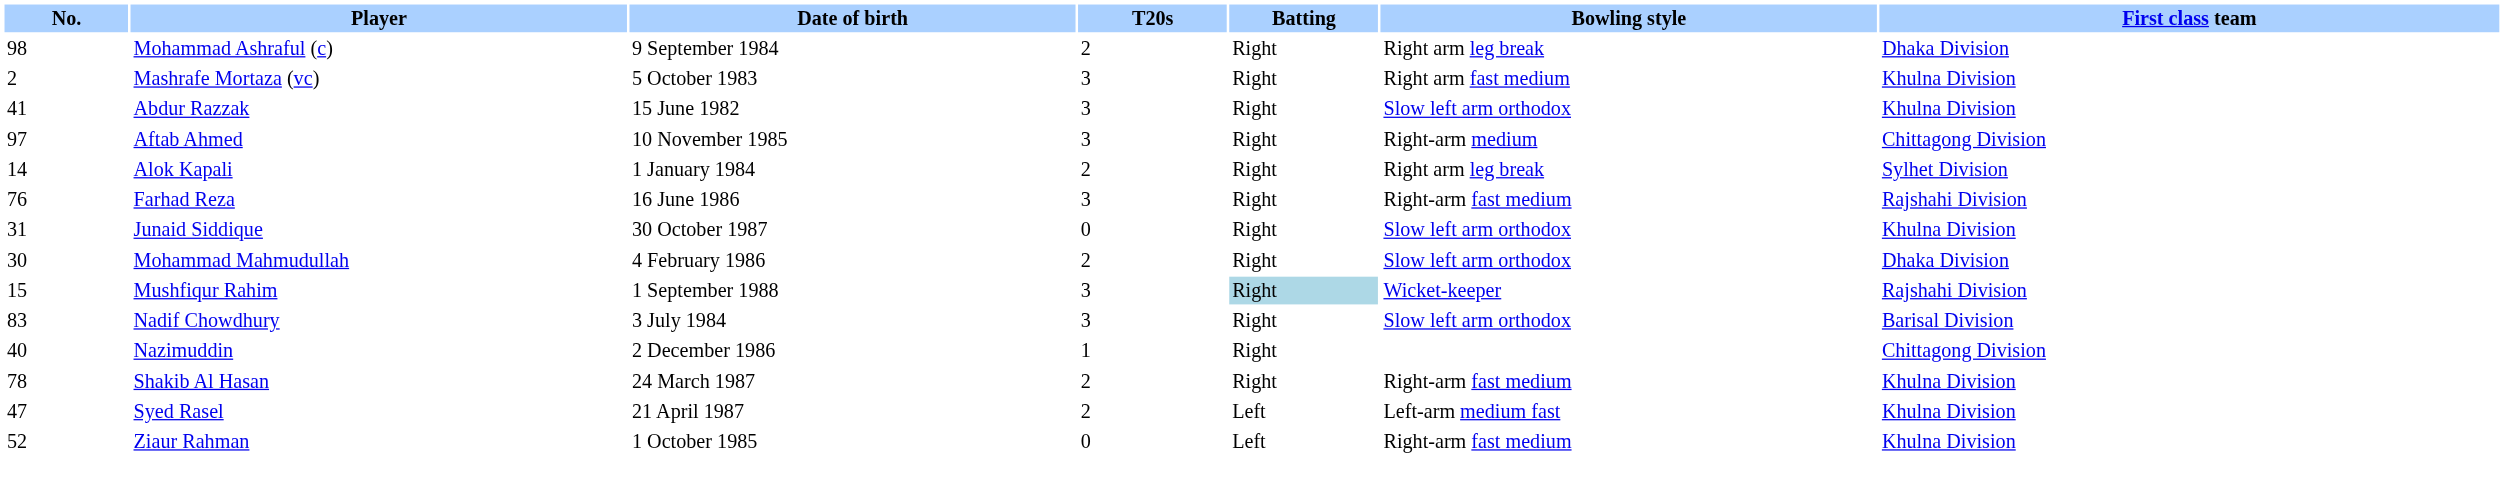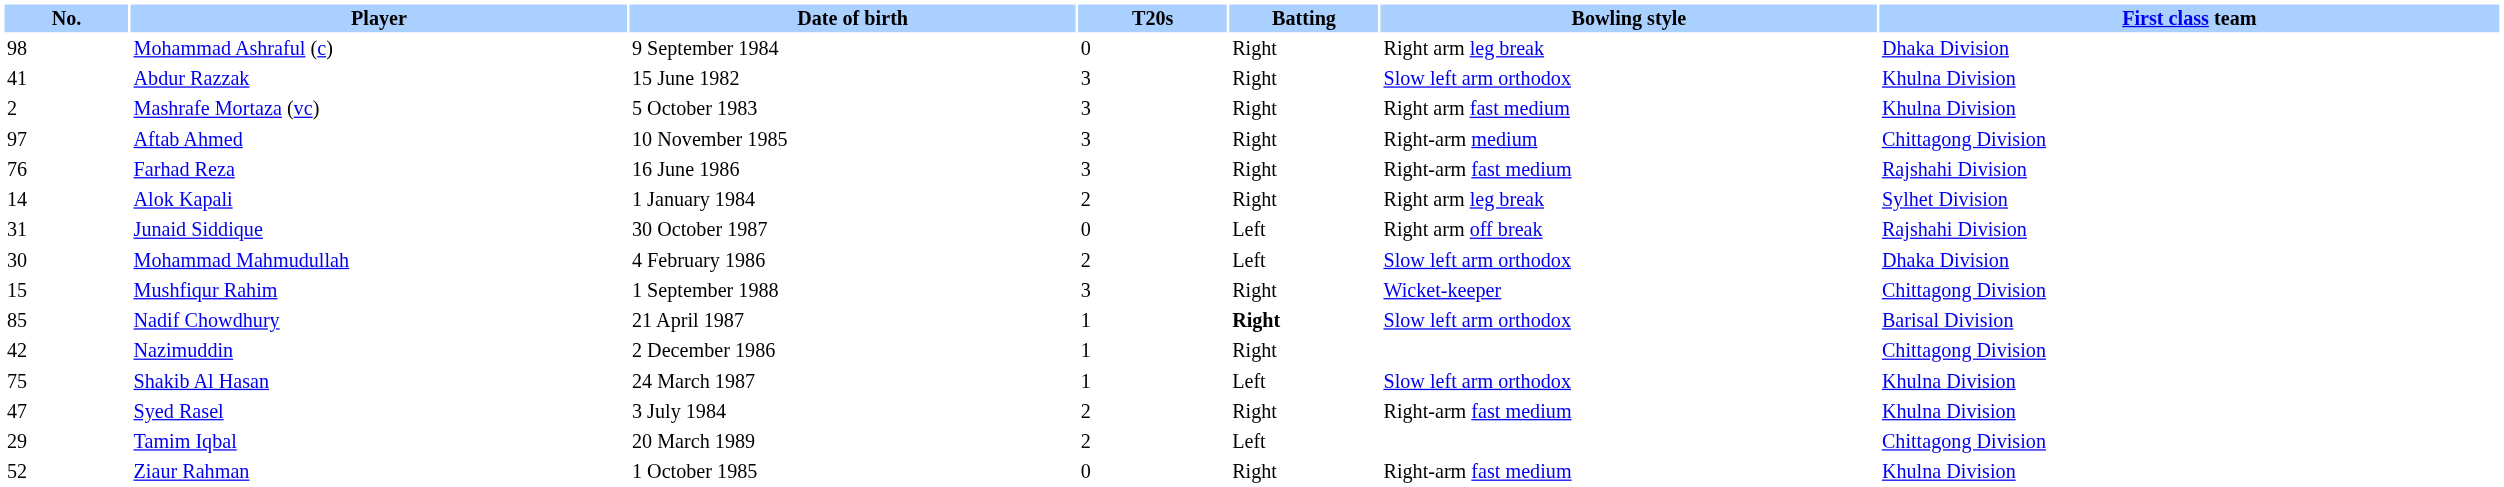(1086, 48) 2 -> (1086, 48) 0
rows swapped: (226, 78) <-> (191, 108)
rows swapped: (183, 169) <-> (184, 199)
(1255, 229) Right -> (1249, 229) Left
(1477, 229) Slow left arm orthodox -> (1463, 229) Right arm off break
(1949, 229) Khulna Division -> (1954, 229) Rajshahi Division
(1255, 260) Right -> (1249, 260) Left
(1255, 290) lightblue background -> (1255, 290) no background
(1954, 290) Rajshahi Division -> (1964, 290) Chittagong Division
(17, 320) 83 -> (17, 320) 85
(679, 320) 3 July 1984 -> (688, 320) 21 April 1987
(1086, 320) 3 -> (1086, 320) 1
(1255, 320) normal -> (1256, 320) bold
(17, 350) 40 -> (17, 350) 42
(17, 381) 78 -> (17, 381) 75
(1086, 381) 2 -> (1086, 381) 1
(1255, 381) Right -> (1249, 381) Left
(1477, 381) Right-arm fast medium -> (1477, 381) Slow left arm orthodox
(688, 411) 21 April 1987 -> (679, 411) 3 July 1984
(1249, 411) Left -> (1255, 411) Right
(1472, 411) Left-arm medium fast -> (1477, 411) Right-arm fast medium
+ row: (185, 441)
(1249, 441) Left -> (1255, 471) Right
